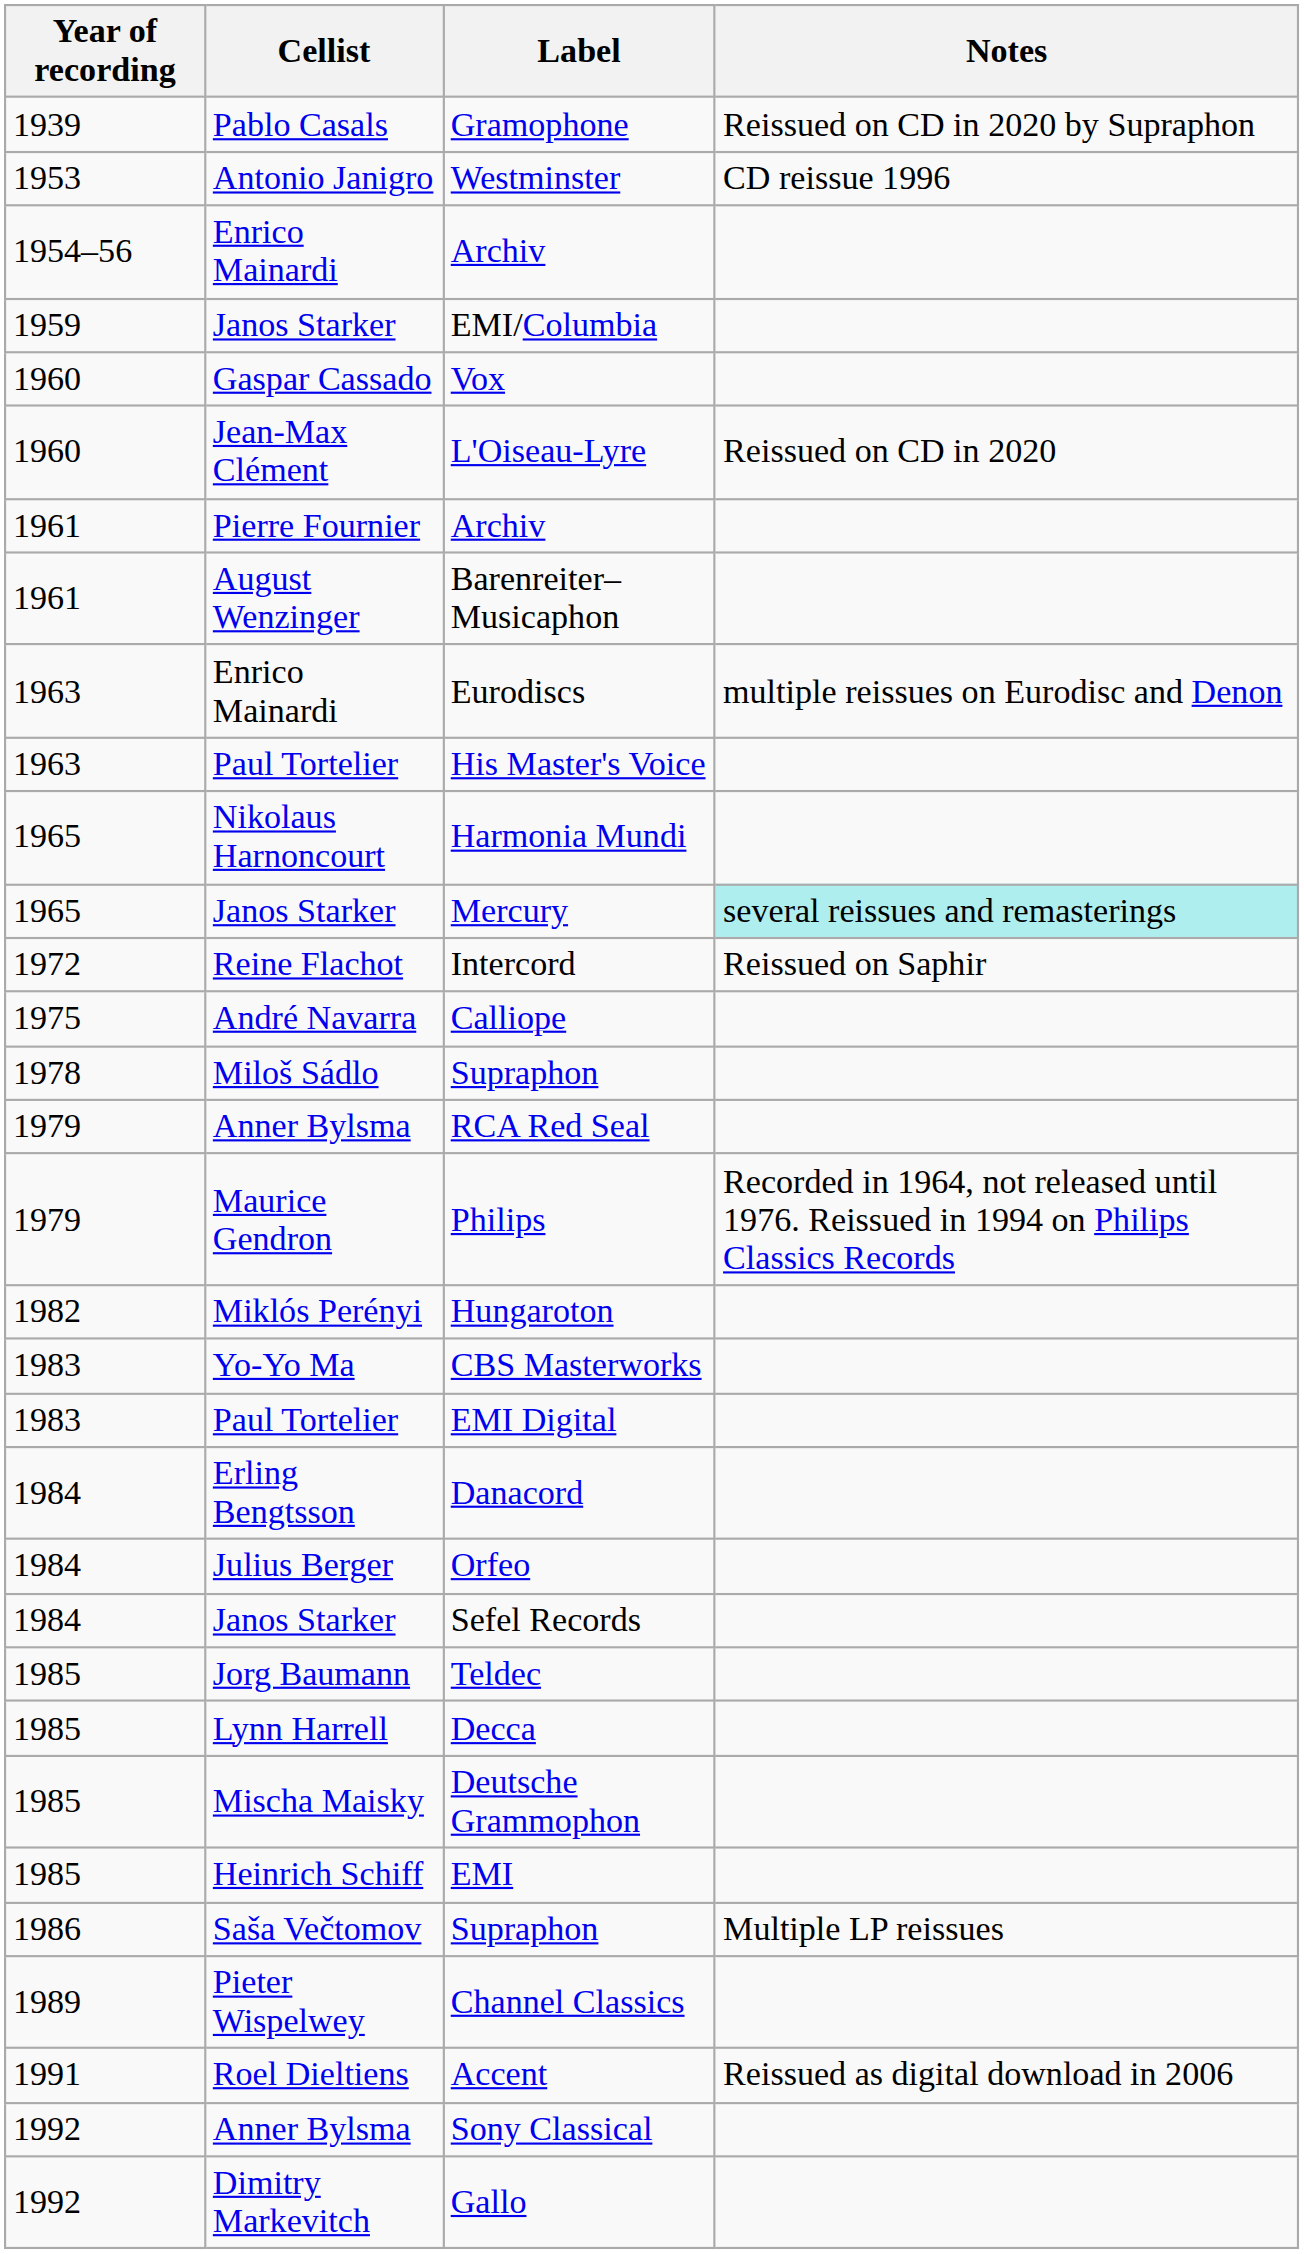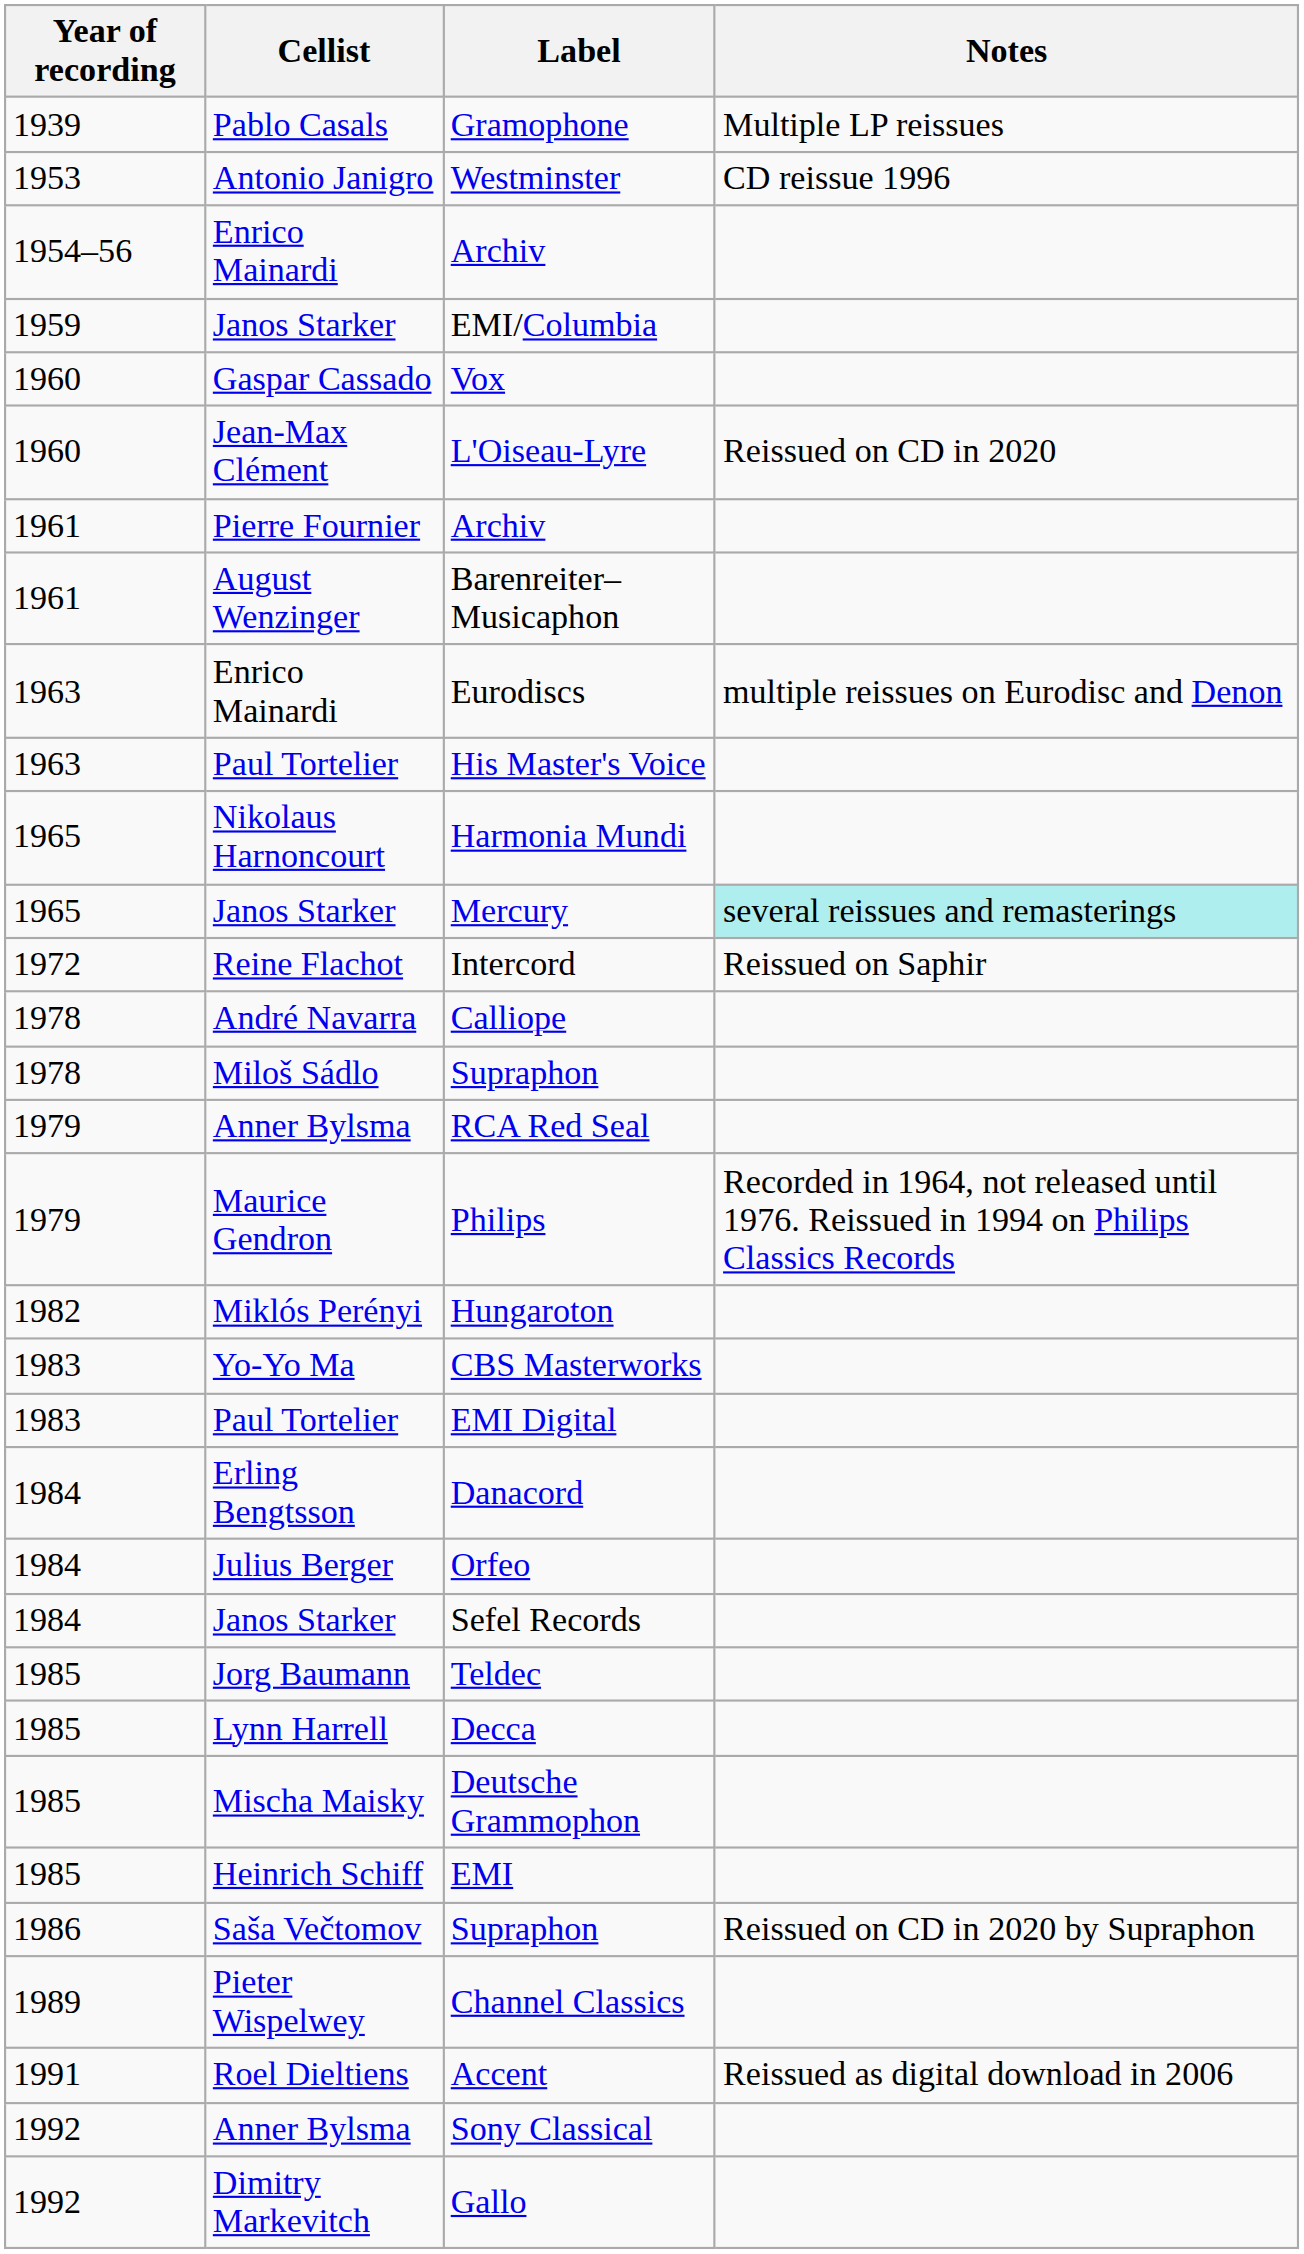(989, 123) Reissued on CD in 2020 by Supraphon -> (863, 123) Multiple LP reissues
(47, 1018) 1975 -> (47, 1018) 1978
(863, 1928) Multiple LP reissues -> (989, 1928) Reissued on CD in 2020 by Supraphon
